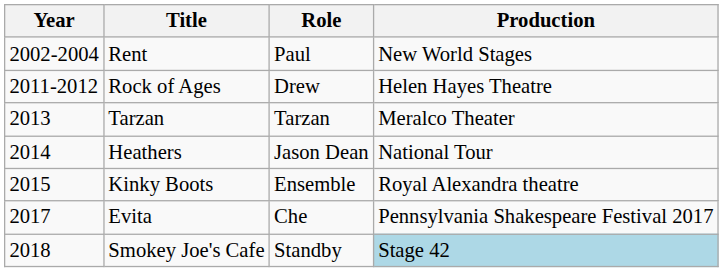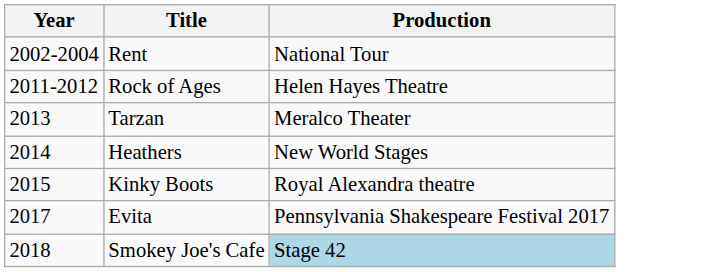- column: (321, 20)
(455, 53) New World Stages -> (331, 53) National Tour
(435, 151) National Tour -> (351, 151) New World Stages
